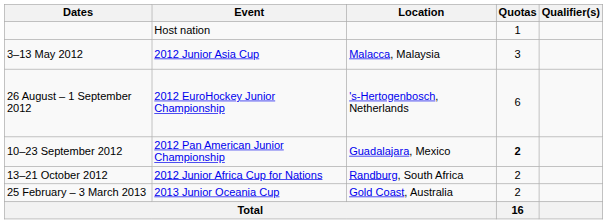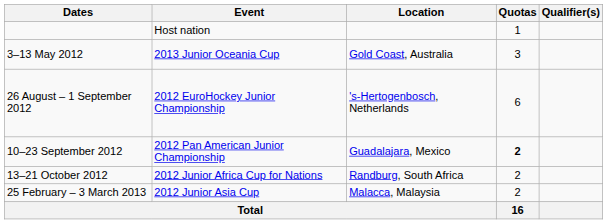(207, 54) 2012 Junior Asia Cup -> (217, 54) 2013 Junior Oceania Cup
(395, 54) Malacca, Malaysia -> (401, 54) Gold Coast, Australia
(217, 192) 2013 Junior Oceania Cup -> (207, 192) 2012 Junior Asia Cup
(401, 192) Gold Coast, Australia -> (395, 192) Malacca, Malaysia
